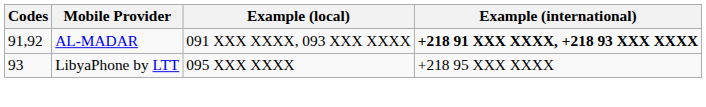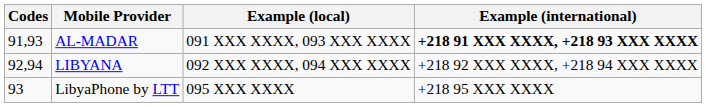(25, 41) 91,92 -> (25, 41) 91,93
+ row: (89, 65)
